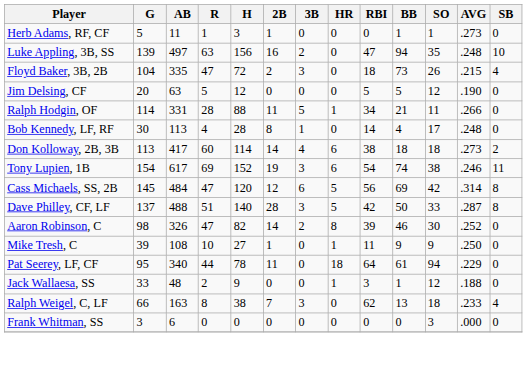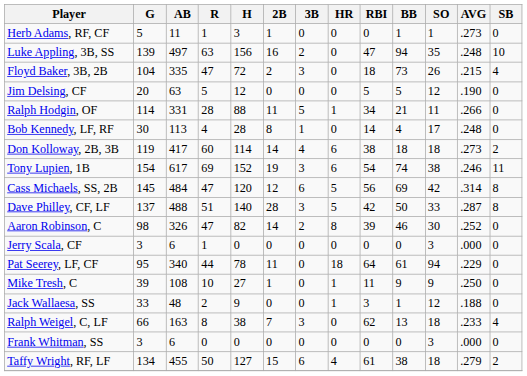(146, 149) 113 -> (146, 149) 119
+ row: (45, 245)
rows swapped: (53, 264) <-> (42, 245)
+ row: (59, 361)
